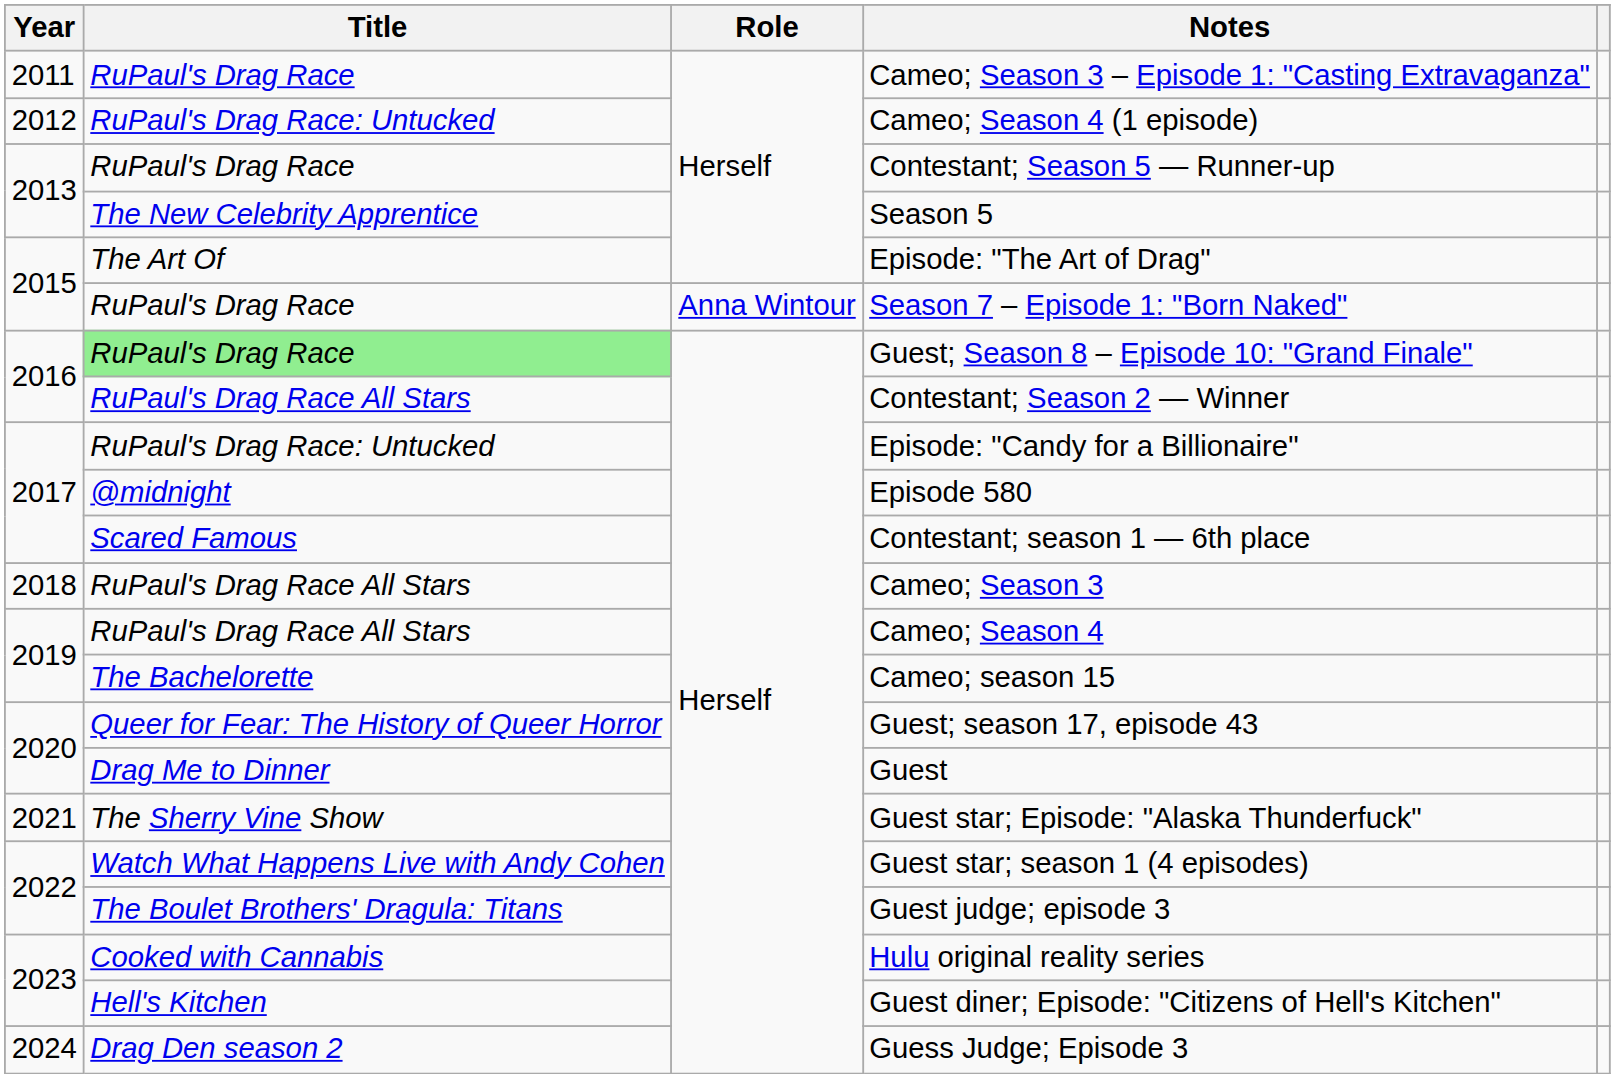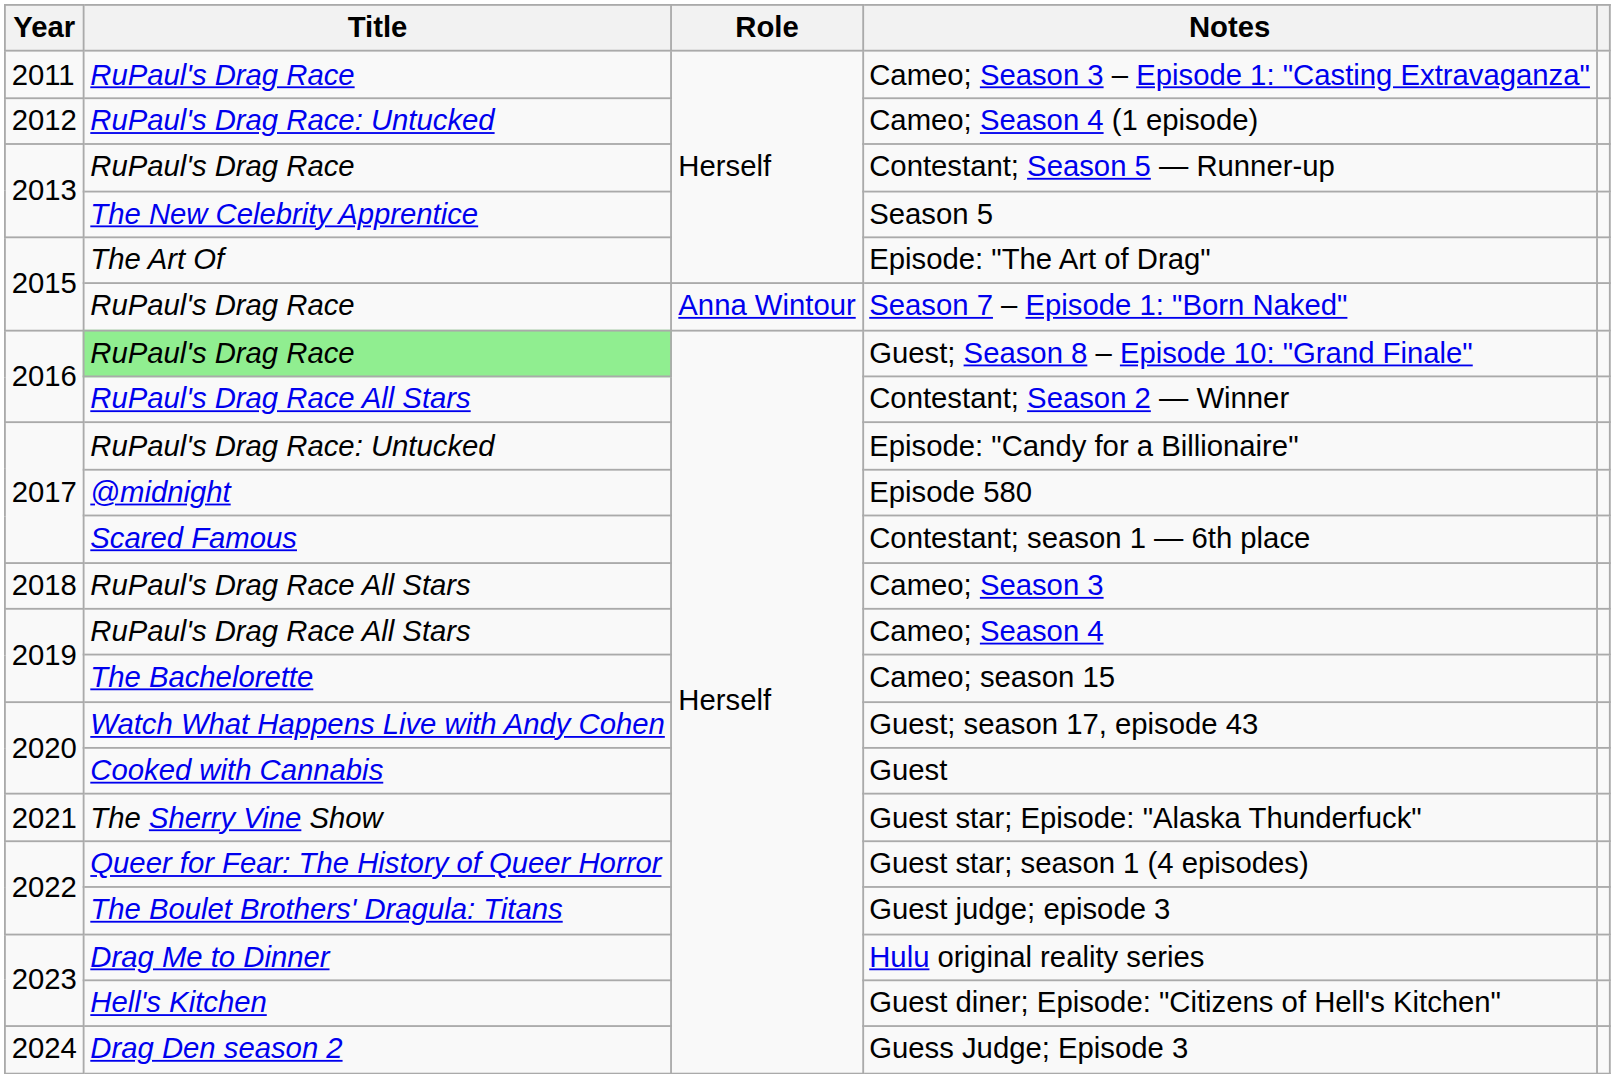(376, 724) Queer for Fear: The History of Queer Horror -> (378, 724) Watch What Happens Live with Andy Cohen
(210, 770) Drag Me to Dinner -> (237, 770) Cooked with Cannabis
(378, 863) Watch What Happens Live with Andy Cohen -> (376, 863) Queer for Fear: The History of Queer Horror
(237, 956) Cooked with Cannabis -> (210, 956) Drag Me to Dinner
